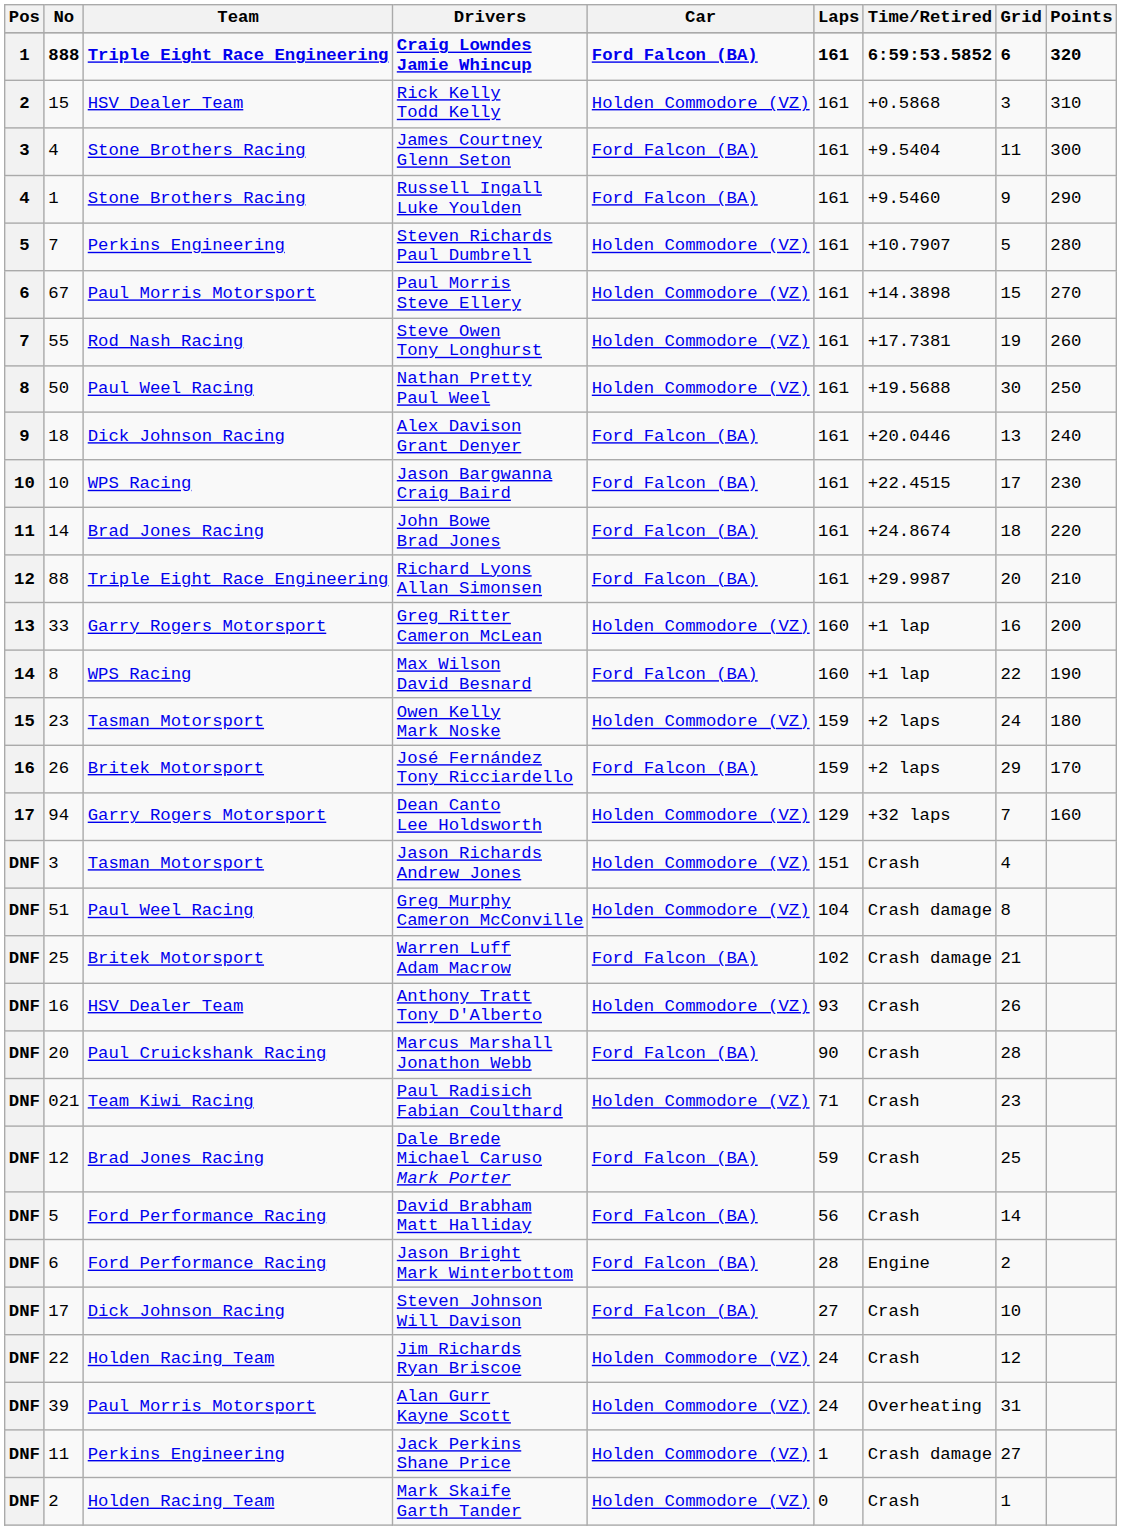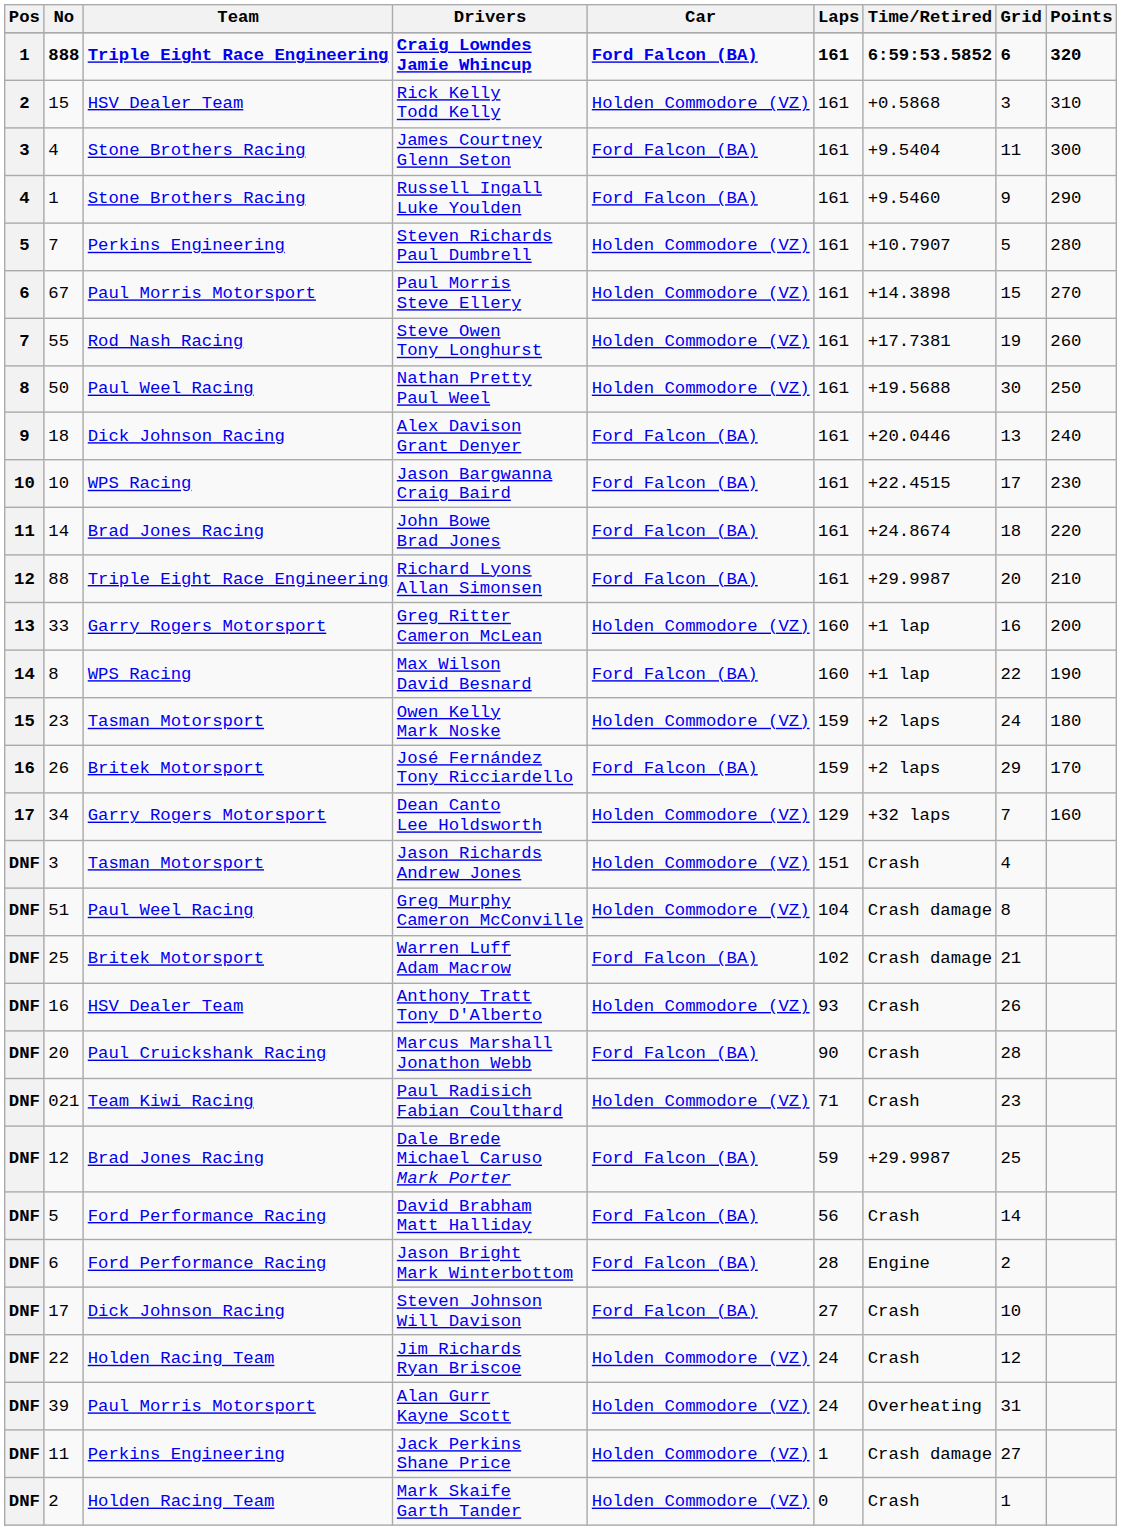(59, 817) 94 -> (59, 817) 34
(894, 1159) Crash -> (909, 1159) +29.9987
